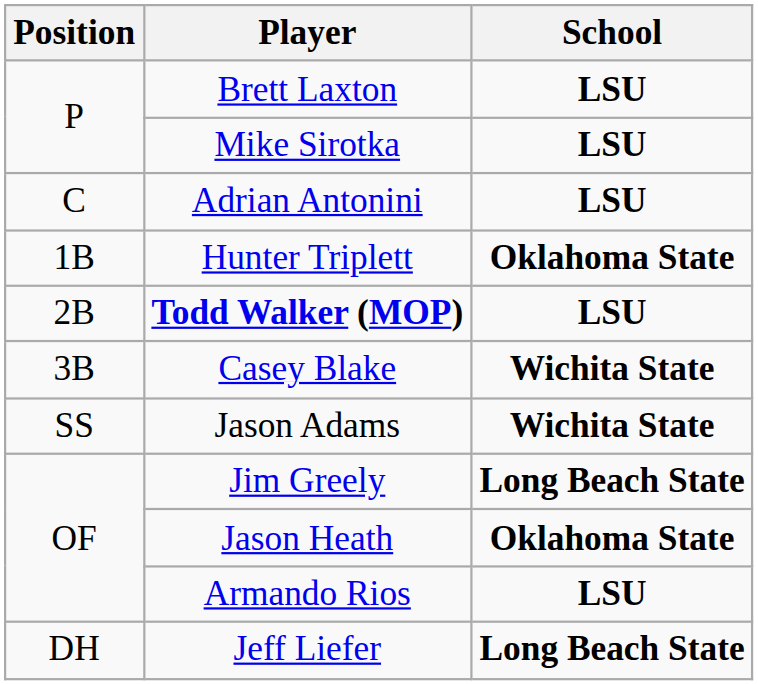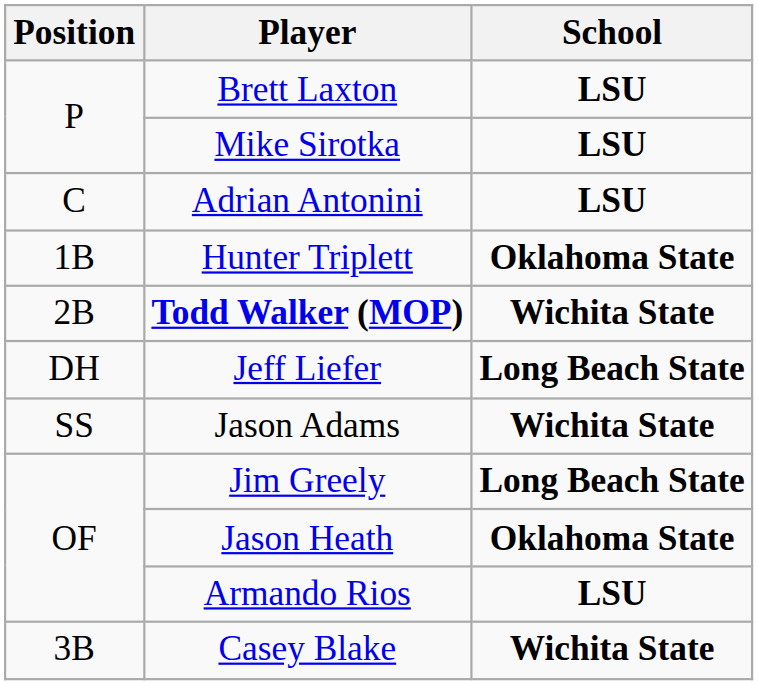(612, 312) LSU -> (612, 312) Wichita State
rows swapped: (307, 369) <-> (307, 649)
